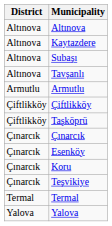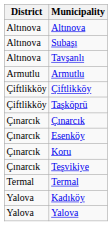- row: (73, 43)
+ row: (68, 197)
